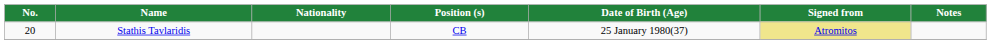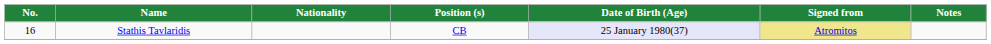(30, 30) 20 -> (30, 30) 16
(644, 30) no background -> (644, 30) lavender background
